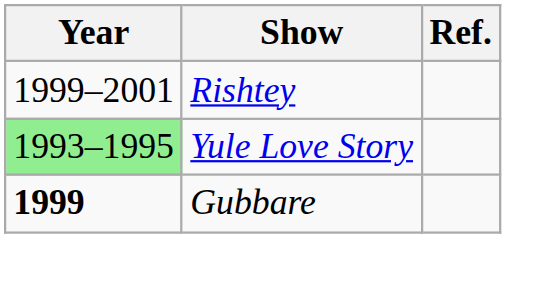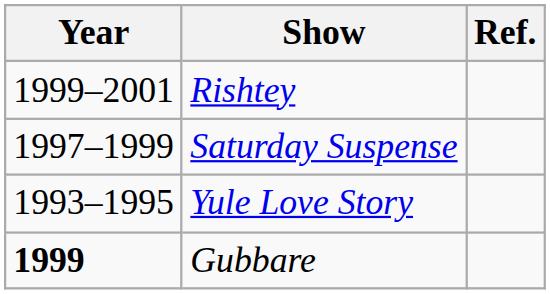+ row: (324, 145)
(94, 145) lightgreen background -> (94, 202) no background
